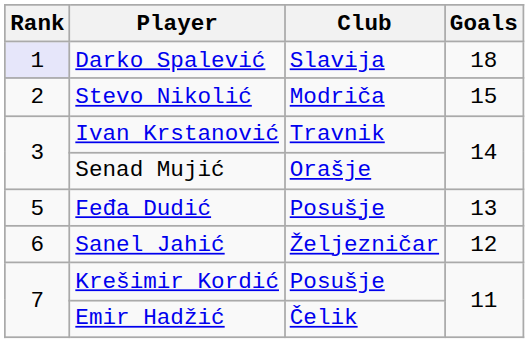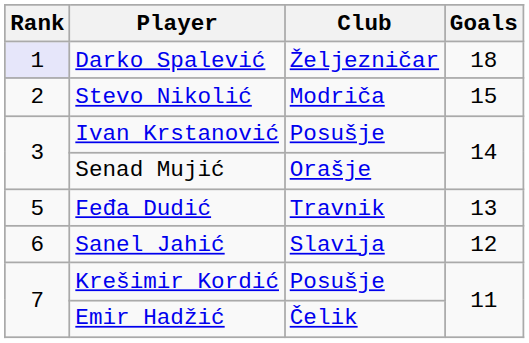(337, 60) Slavija -> (364, 60) Željezničar
(337, 134) Travnik -> (337, 134) Posušje
(337, 208) Posušje -> (337, 208) Travnik
(364, 245) Željezničar -> (337, 245) Slavija
